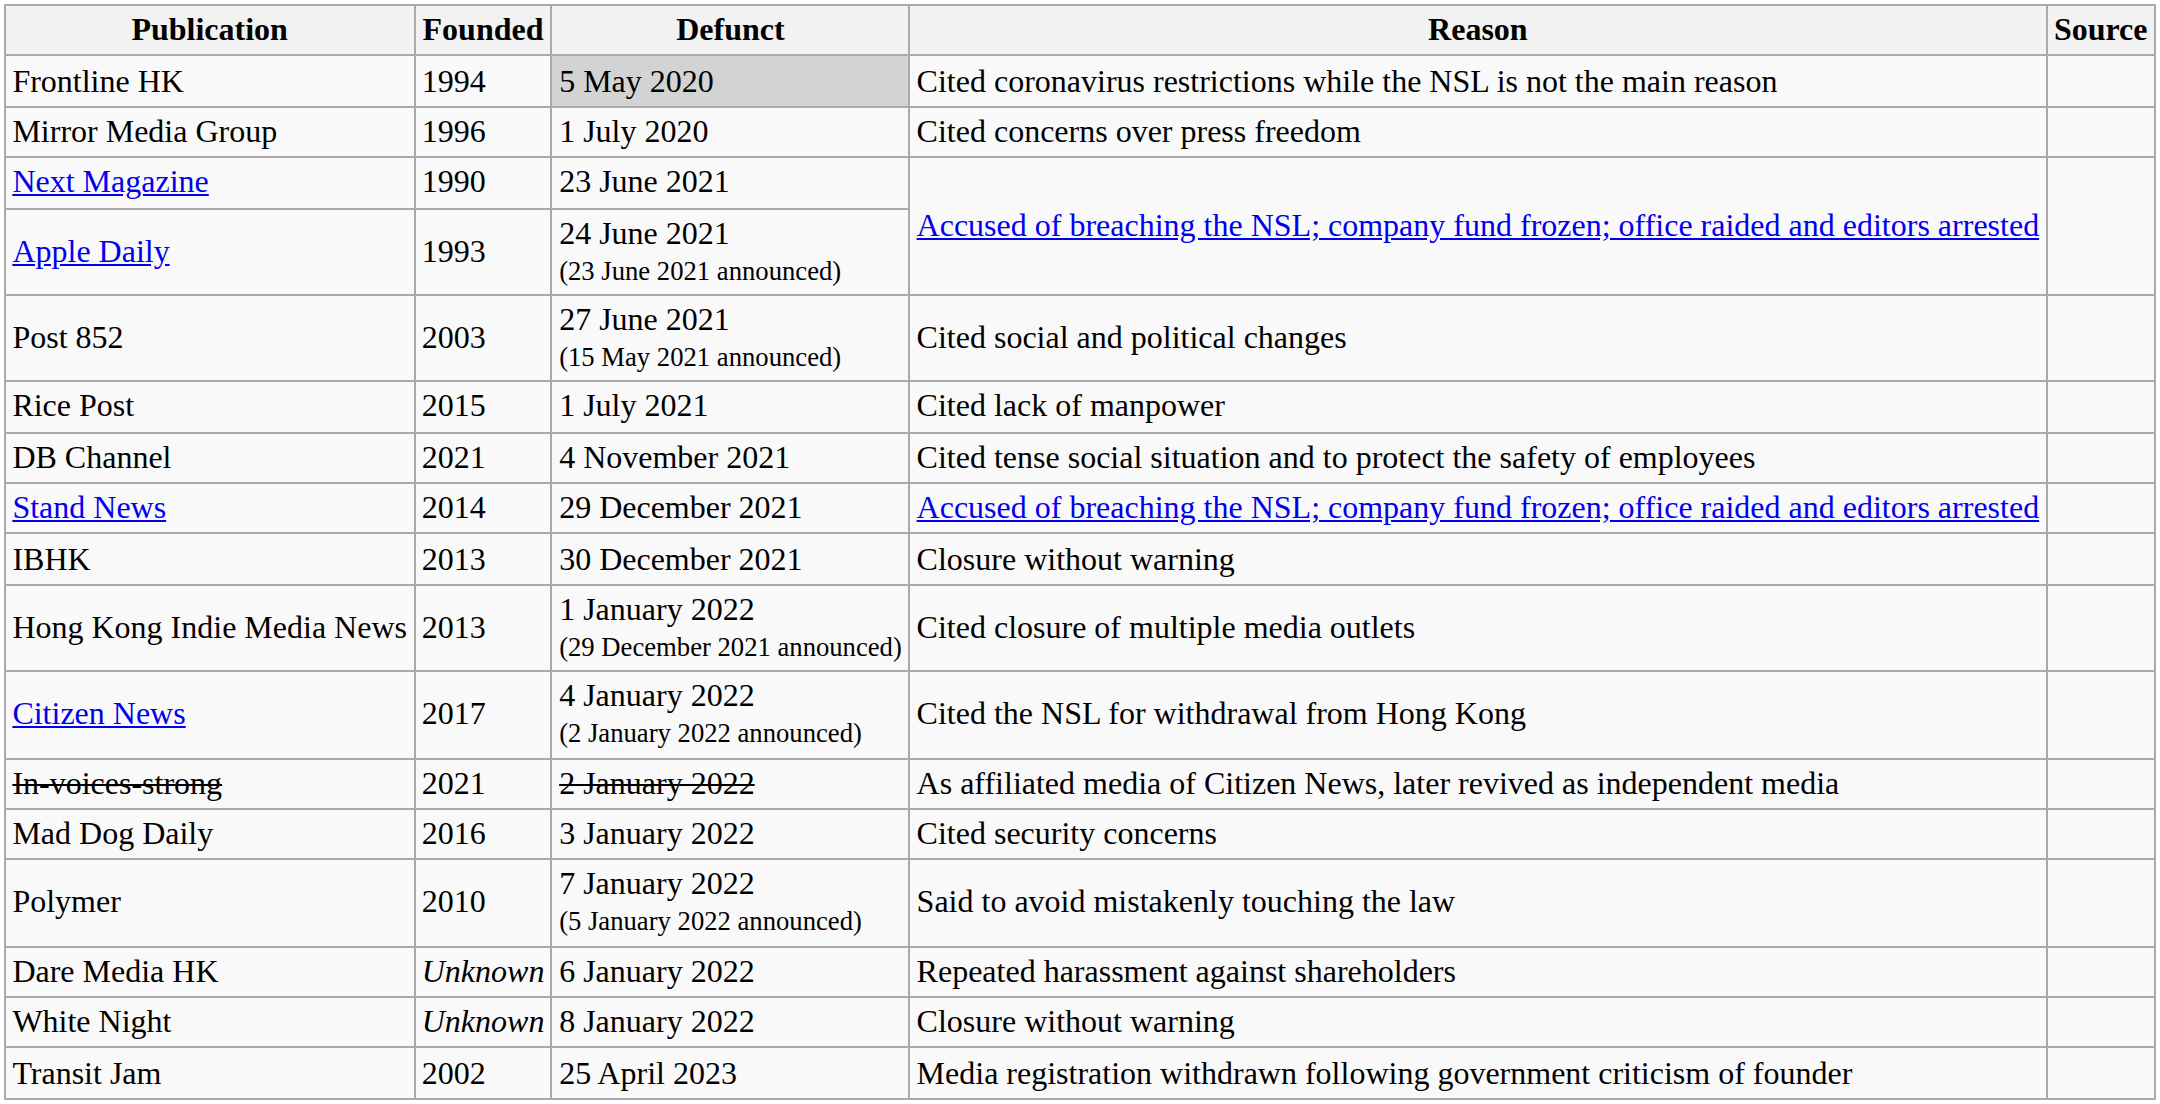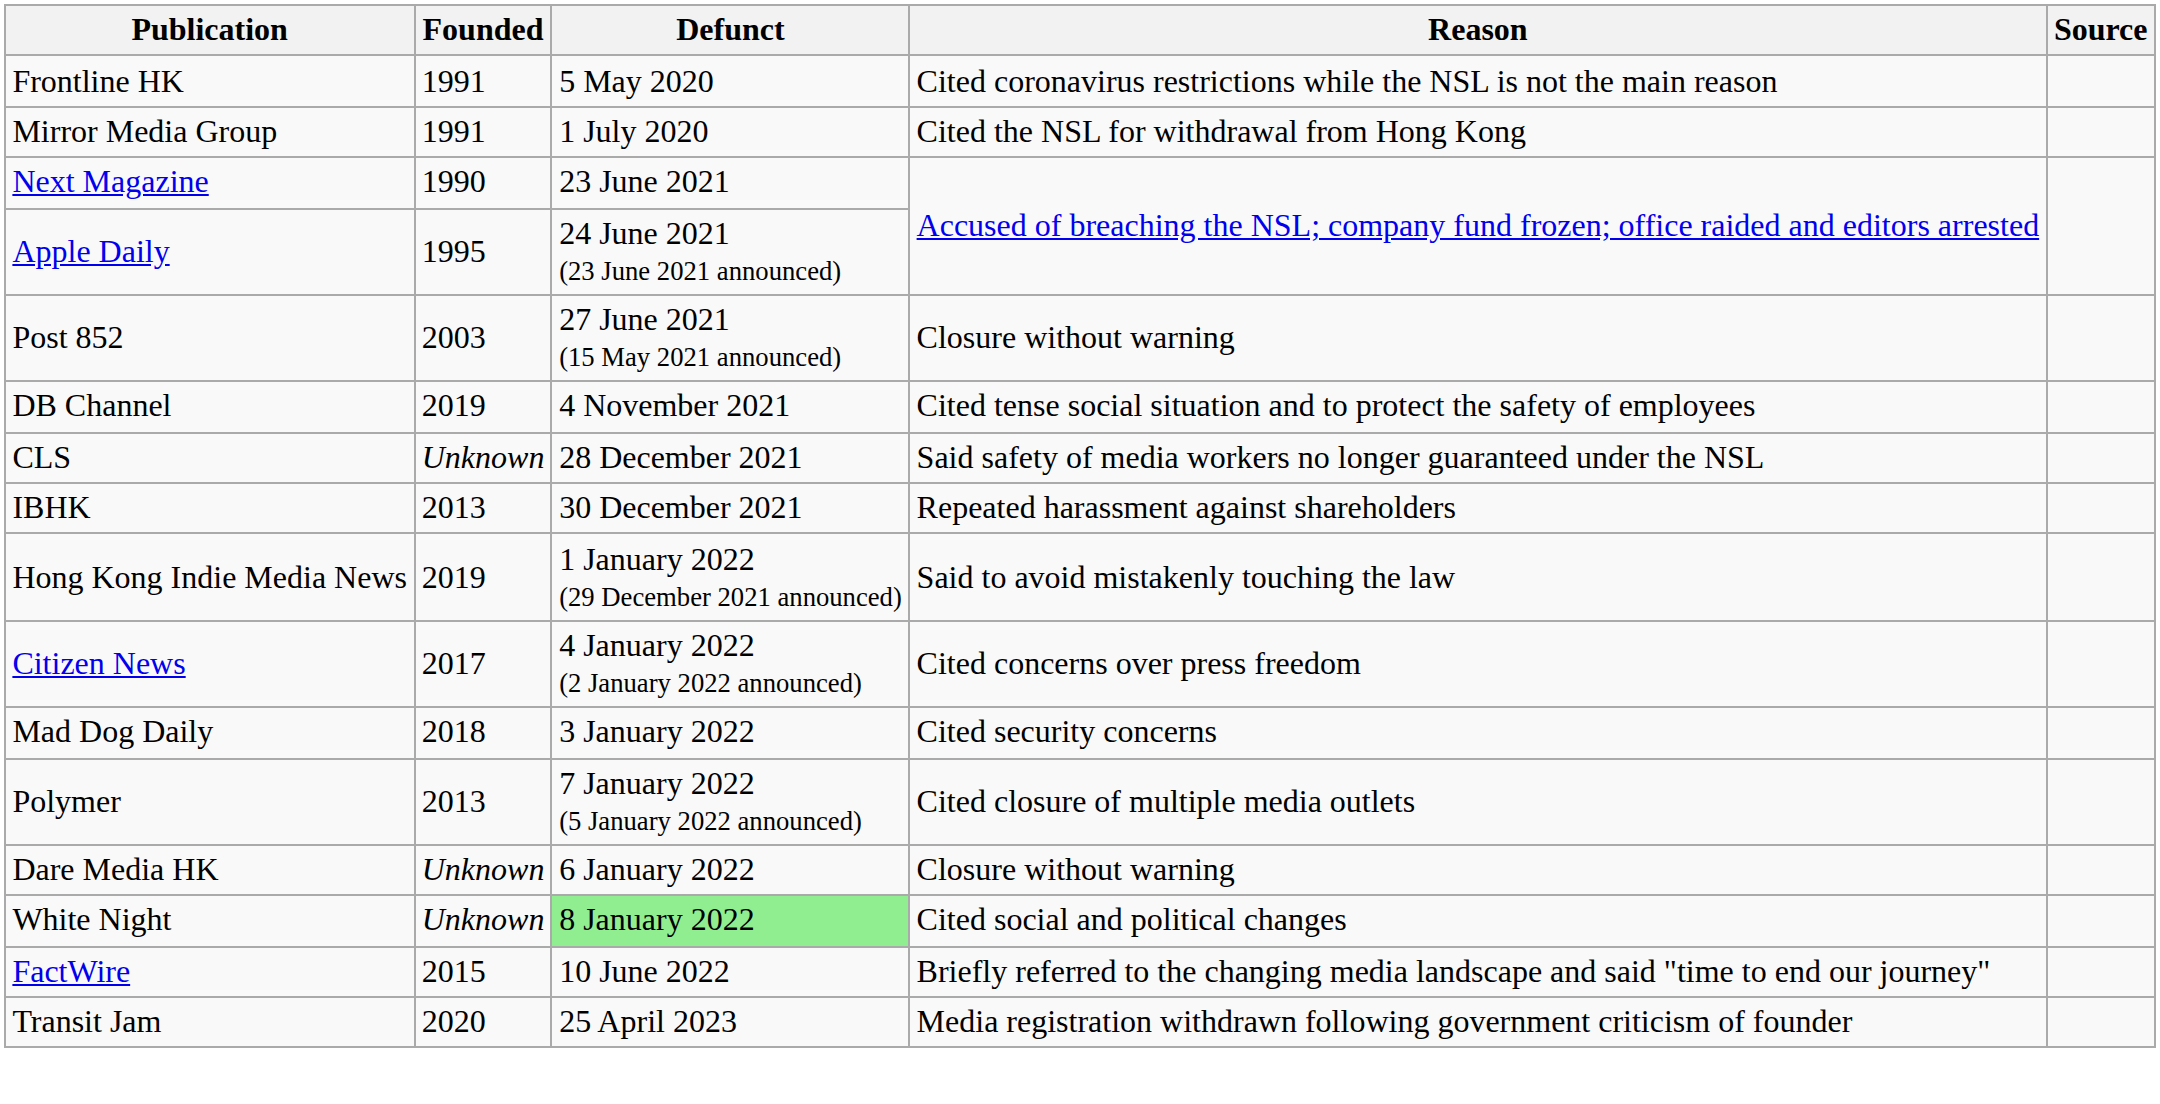(454, 80) 1994 -> (454, 80) 1991
(636, 80) lightgrey background -> (636, 80) no background
(454, 131) 1996 -> (454, 131) 1991
(1139, 131) Cited concerns over press freedom -> (1221, 131) Cited the NSL for withdrawal from Hong Kong
(454, 250) 1993 -> (454, 250) 1995
(1132, 337) Cited social and political changes -> (1076, 337) Closure without warning
- row: (73, 406)
(454, 457) 2021 -> (454, 406) 2019
- row: (89, 507)
+ row: (42, 457)
(1076, 558) Closure without warning -> (1186, 507) Repeated harassment against shareholders
(454, 627) 2013 -> (454, 576) 2019
(1166, 627) Cited closure of multiple media outlets -> (1186, 576) Said to avoid mistakenly touching the law
(1221, 714) Cited the NSL for withdrawal from Hong Kong -> (1139, 663) Cited concerns over press freedom
- row: (117, 782)
(454, 833) 2016 -> (454, 732) 2018
(454, 902) 2010 -> (454, 800) 2013
(1186, 902) Said to avoid mistakenly touching the law -> (1166, 800) Cited closure of multiple media outlets
(1186, 971) Repeated harassment against shareholders -> (1076, 869) Closure without warning
(657, 1021) no background -> (657, 920) lightgreen background
(1076, 1021) Closure without warning -> (1132, 920) Cited social and political changes
+ row: (71, 971)
(454, 1072) 2002 -> (454, 1021) 2020
